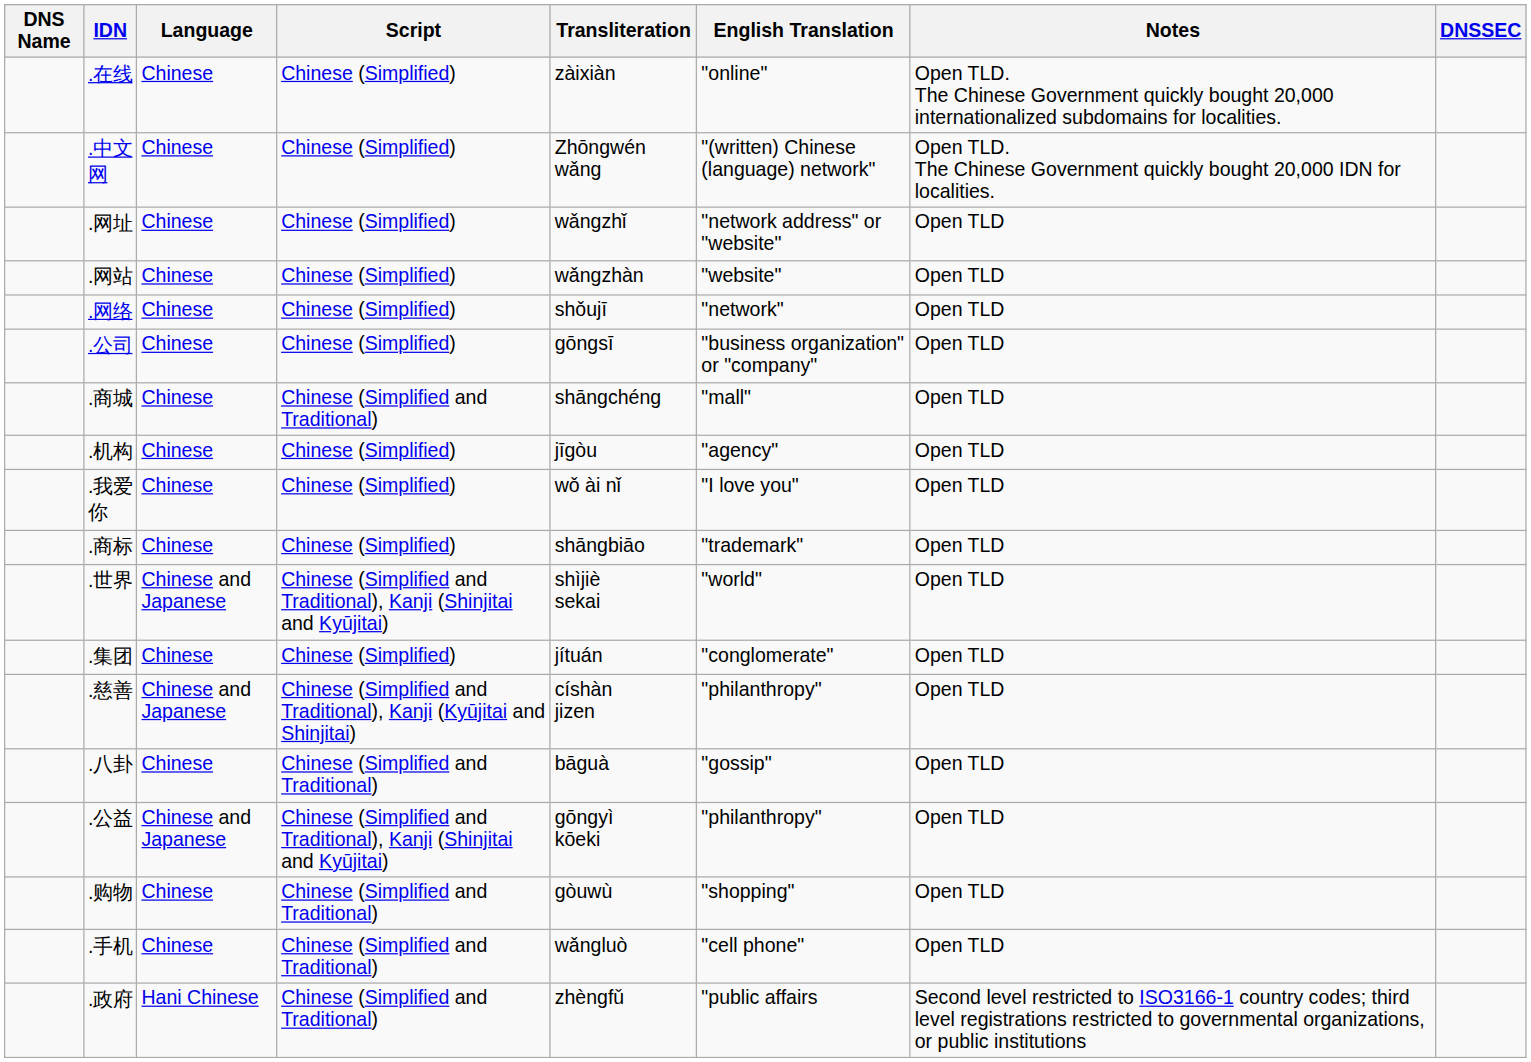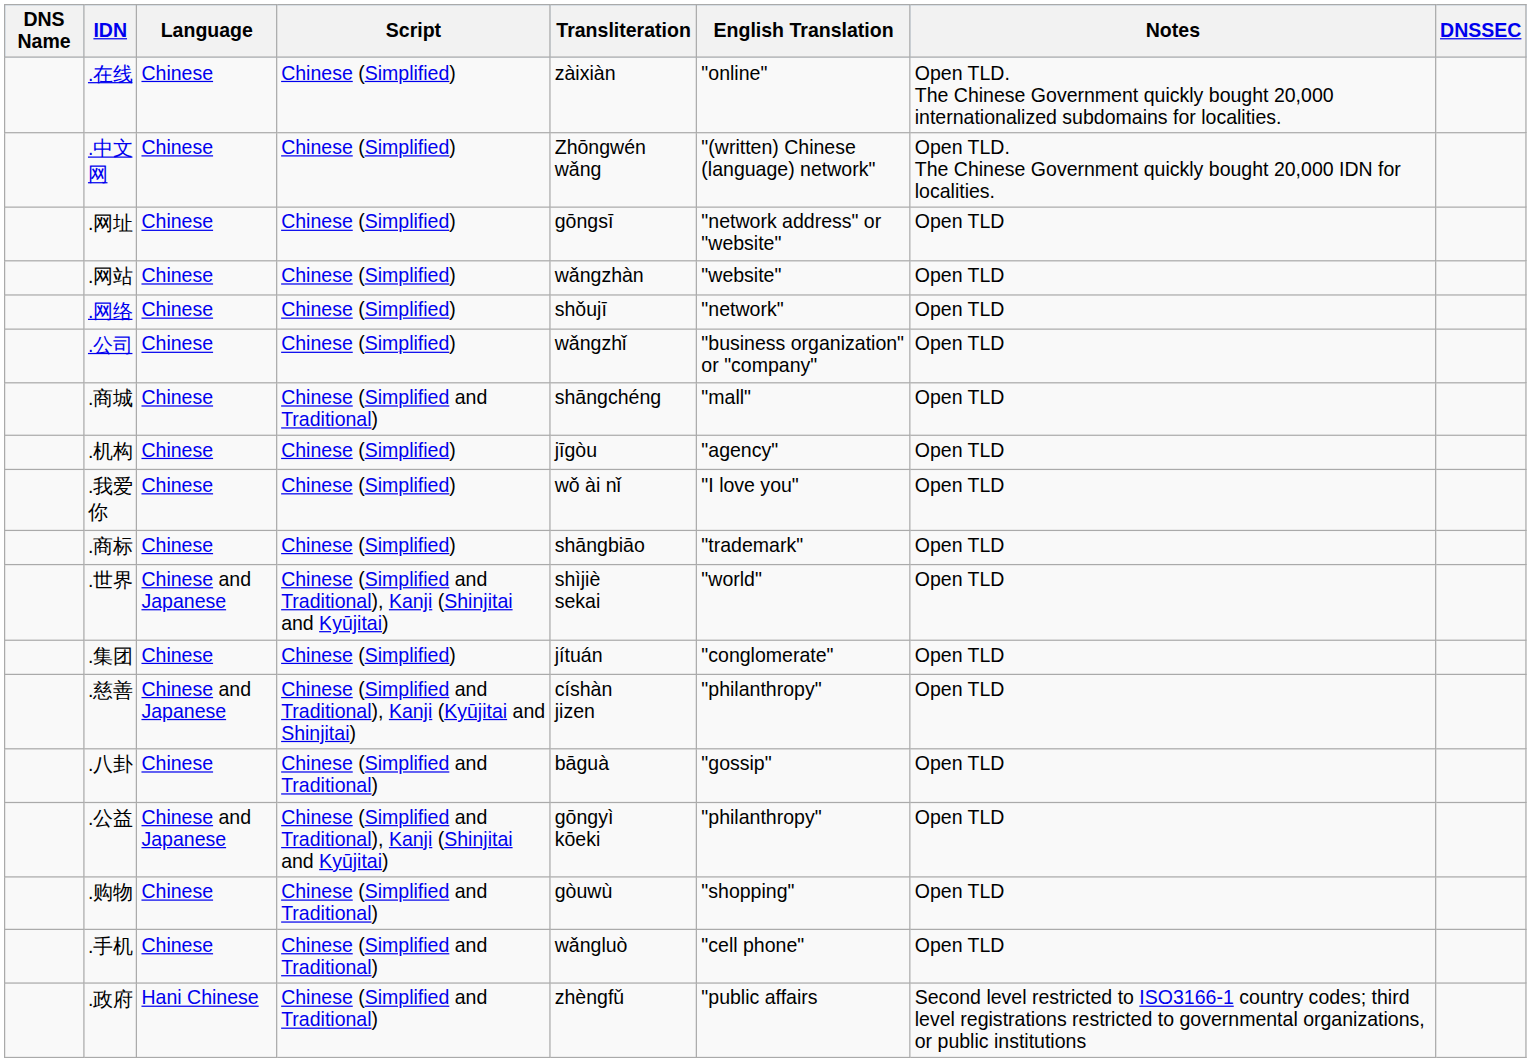(591, 222) wǎngzhǐ -> (584, 222) gōngsī
(584, 344) gōngsī -> (591, 344) wǎngzhǐ
